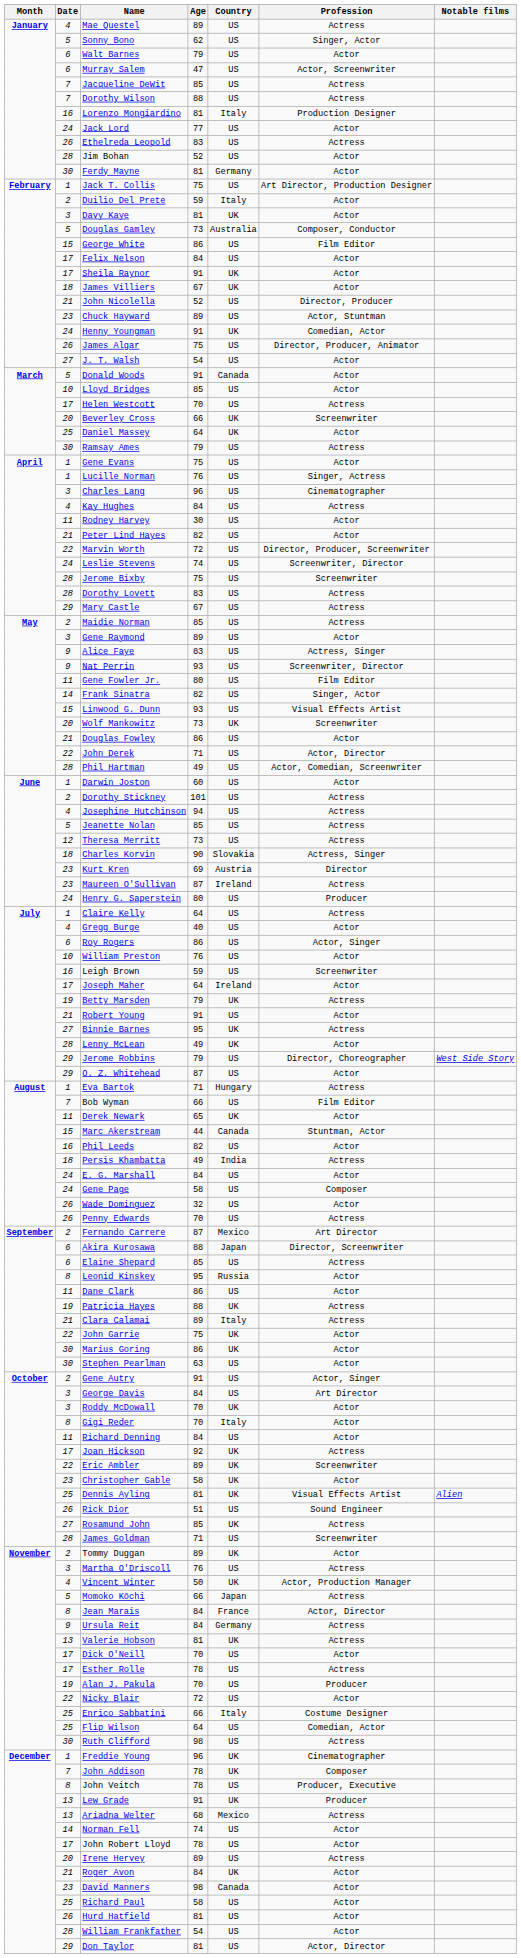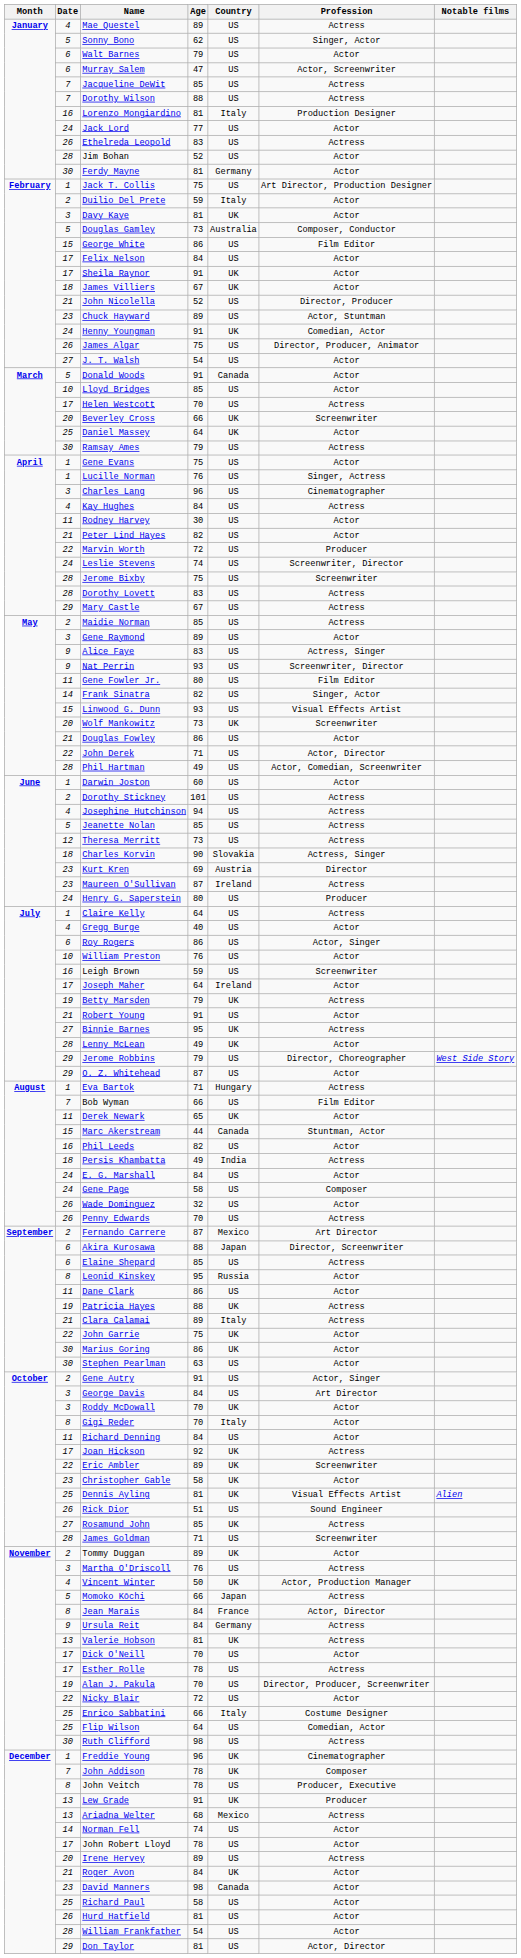(347, 550) Director, Producer, Screenwriter -> (347, 550) Producer
(347, 1684) Producer -> (347, 1684) Director, Producer, Screenwriter
